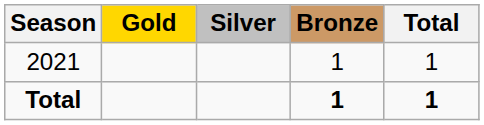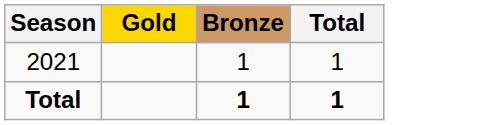- column: (243, 23)
